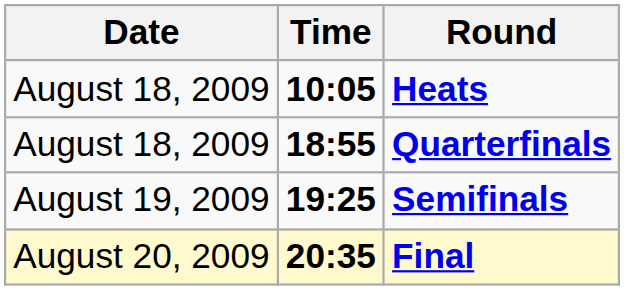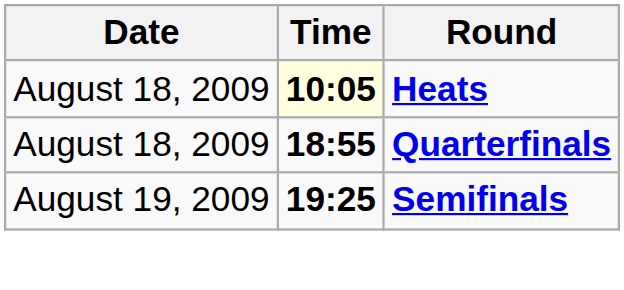(331, 88) no background -> (331, 88) lightyellow background
- row: (433, 255)
